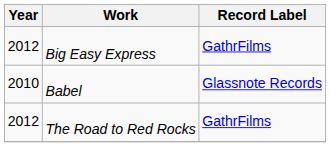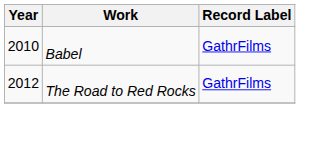- row: (101, 53)
(262, 84) Glassnote Records -> (237, 45) GathrFilms
